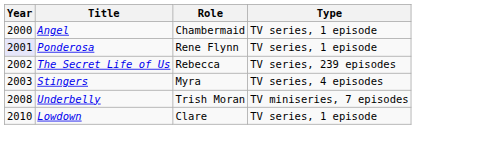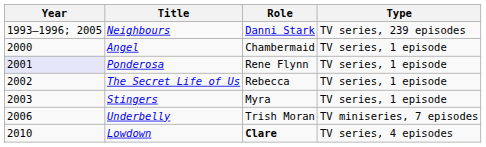+ row: (139, 30)
(323, 64) TV series, 239 episodes -> (383, 82) TV series, 1 episode
(317, 82) TV series, 4 episodes -> (383, 99) TV series, 1 episode
(20, 99) 2008 -> (20, 116) 2006
(191, 116) normal -> (261, 133) bold
(314, 116) TV series, 1 episode -> (386, 133) TV series, 4 episodes
